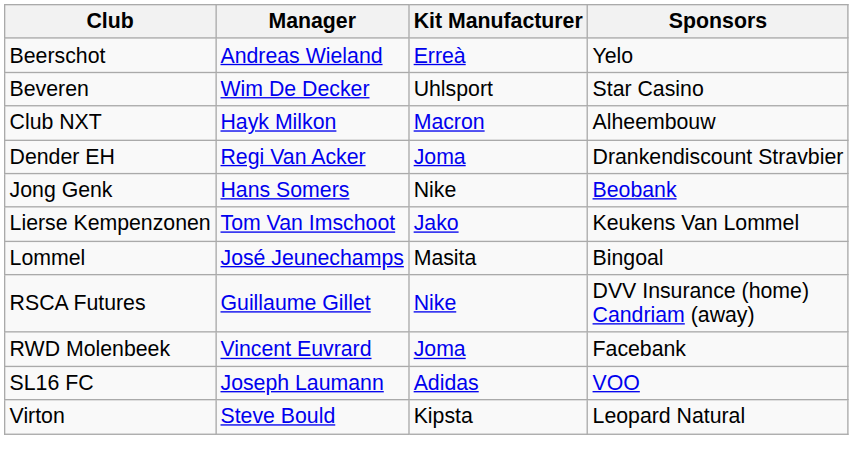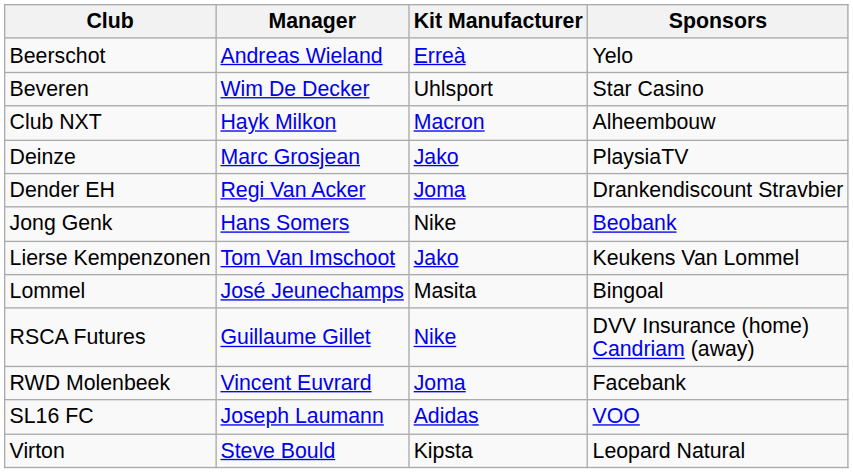+ row: (43, 156)
